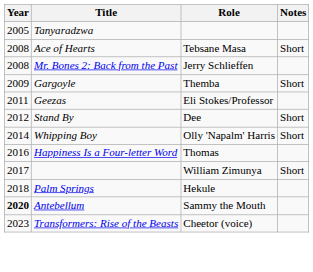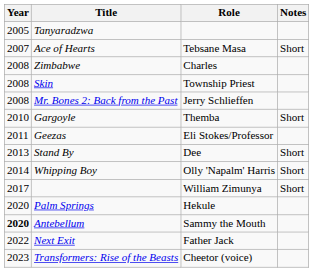(18, 48) 2008 -> (18, 48) 2007
+ row: (57, 65)
+ row: (44, 83)
(18, 83) 2009 -> (18, 118) 2010
(18, 118) 2012 -> (18, 153) 2013
- row: (106, 153)
(18, 188) 2018 -> (18, 205) 2020
+ row: (54, 240)
